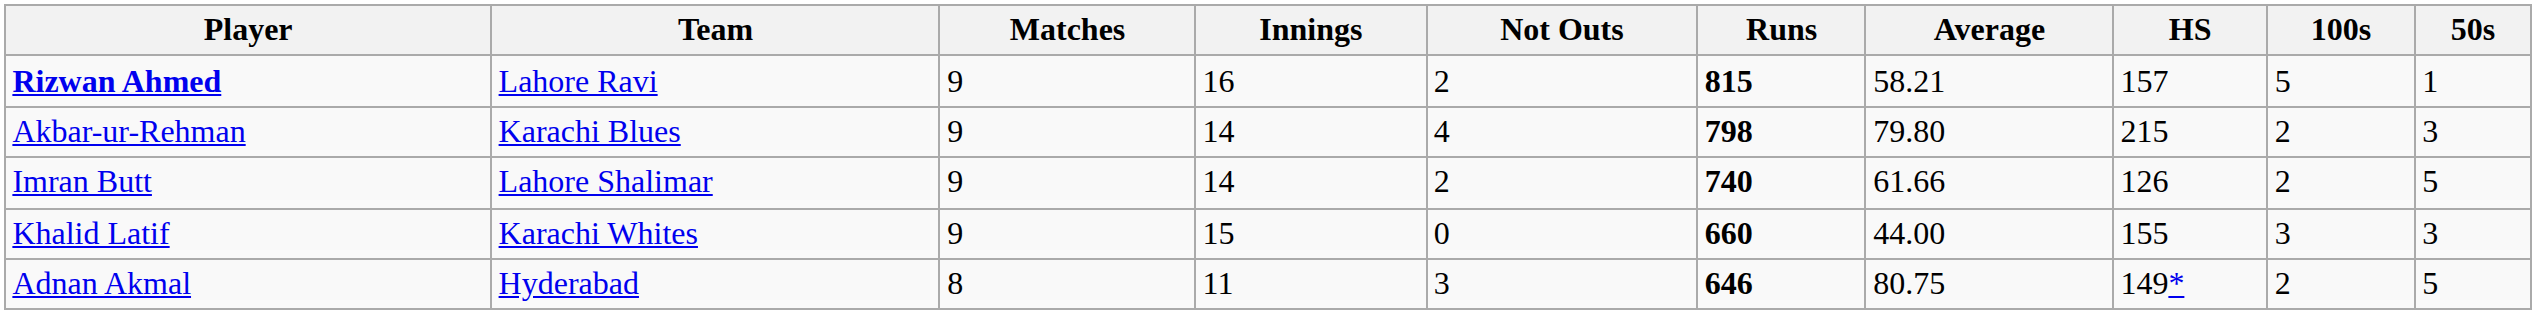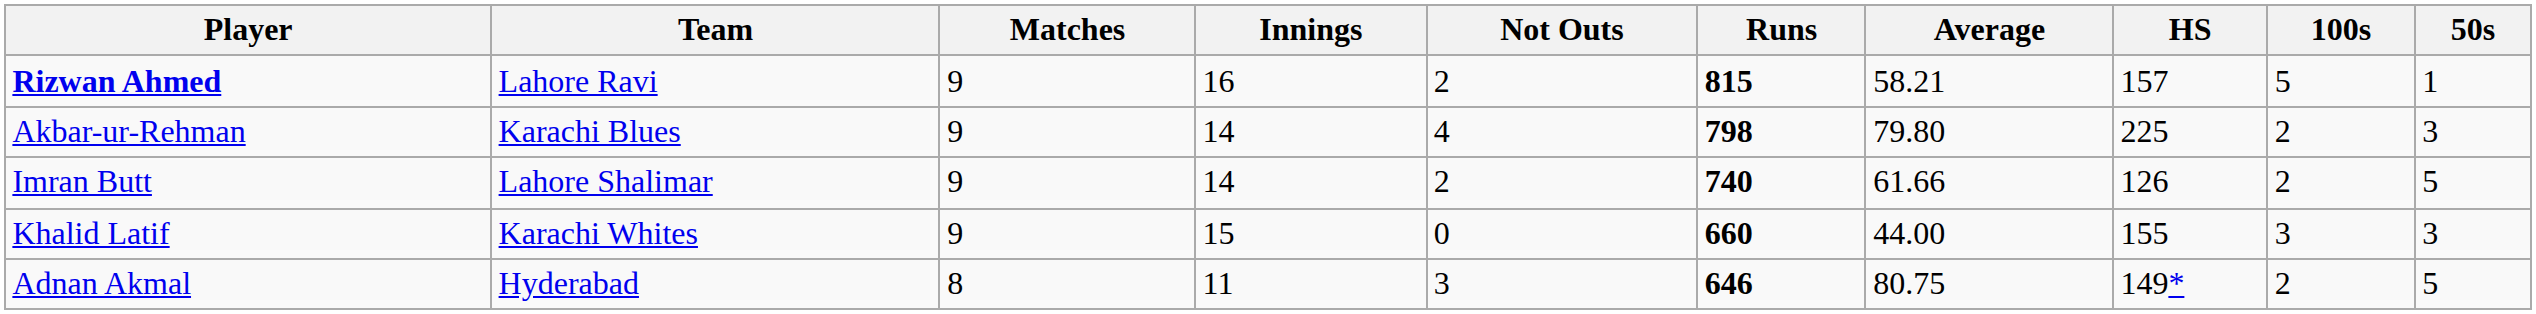(2144, 131) 215 -> (2144, 131) 225
